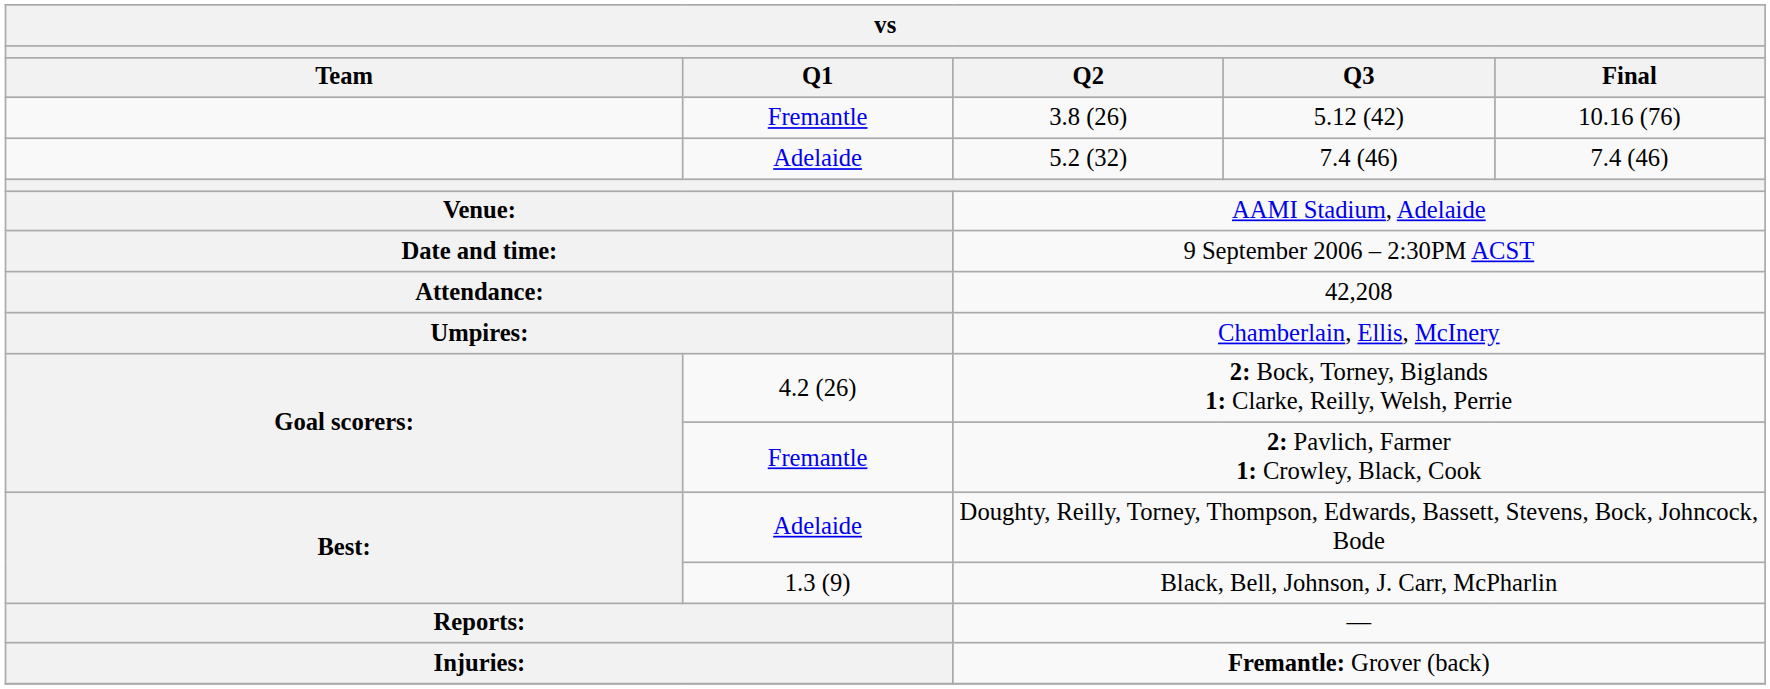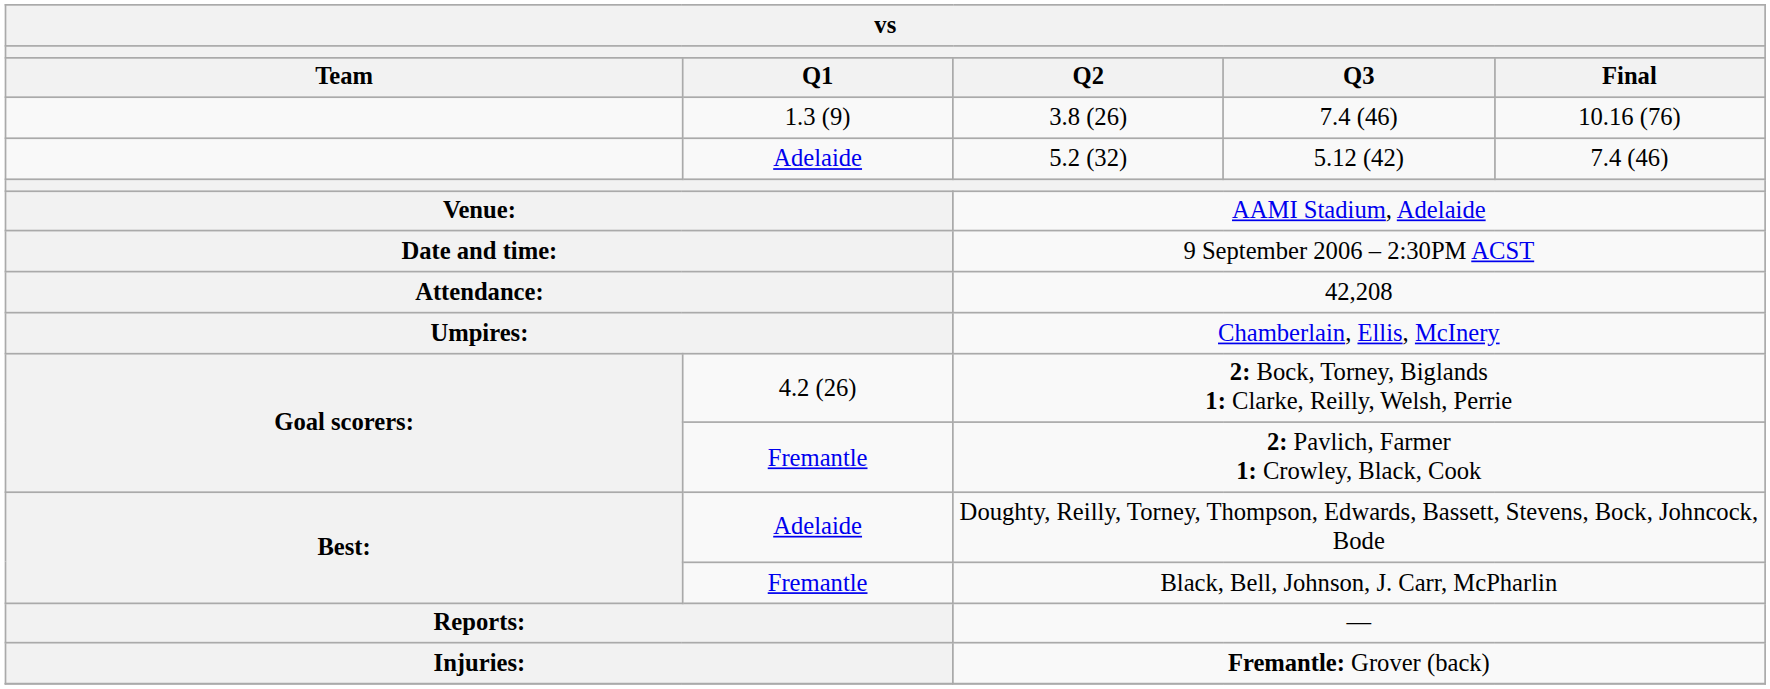(818, 117) Fremantle -> (818, 117) 1.3 (9)
(1359, 117) 5.12 (42) -> (1359, 117) 7.4 (46)
(1359, 158) 7.4 (46) -> (1359, 158) 5.12 (42)
(818, 582) 1.3 (9) -> (818, 582) Fremantle
